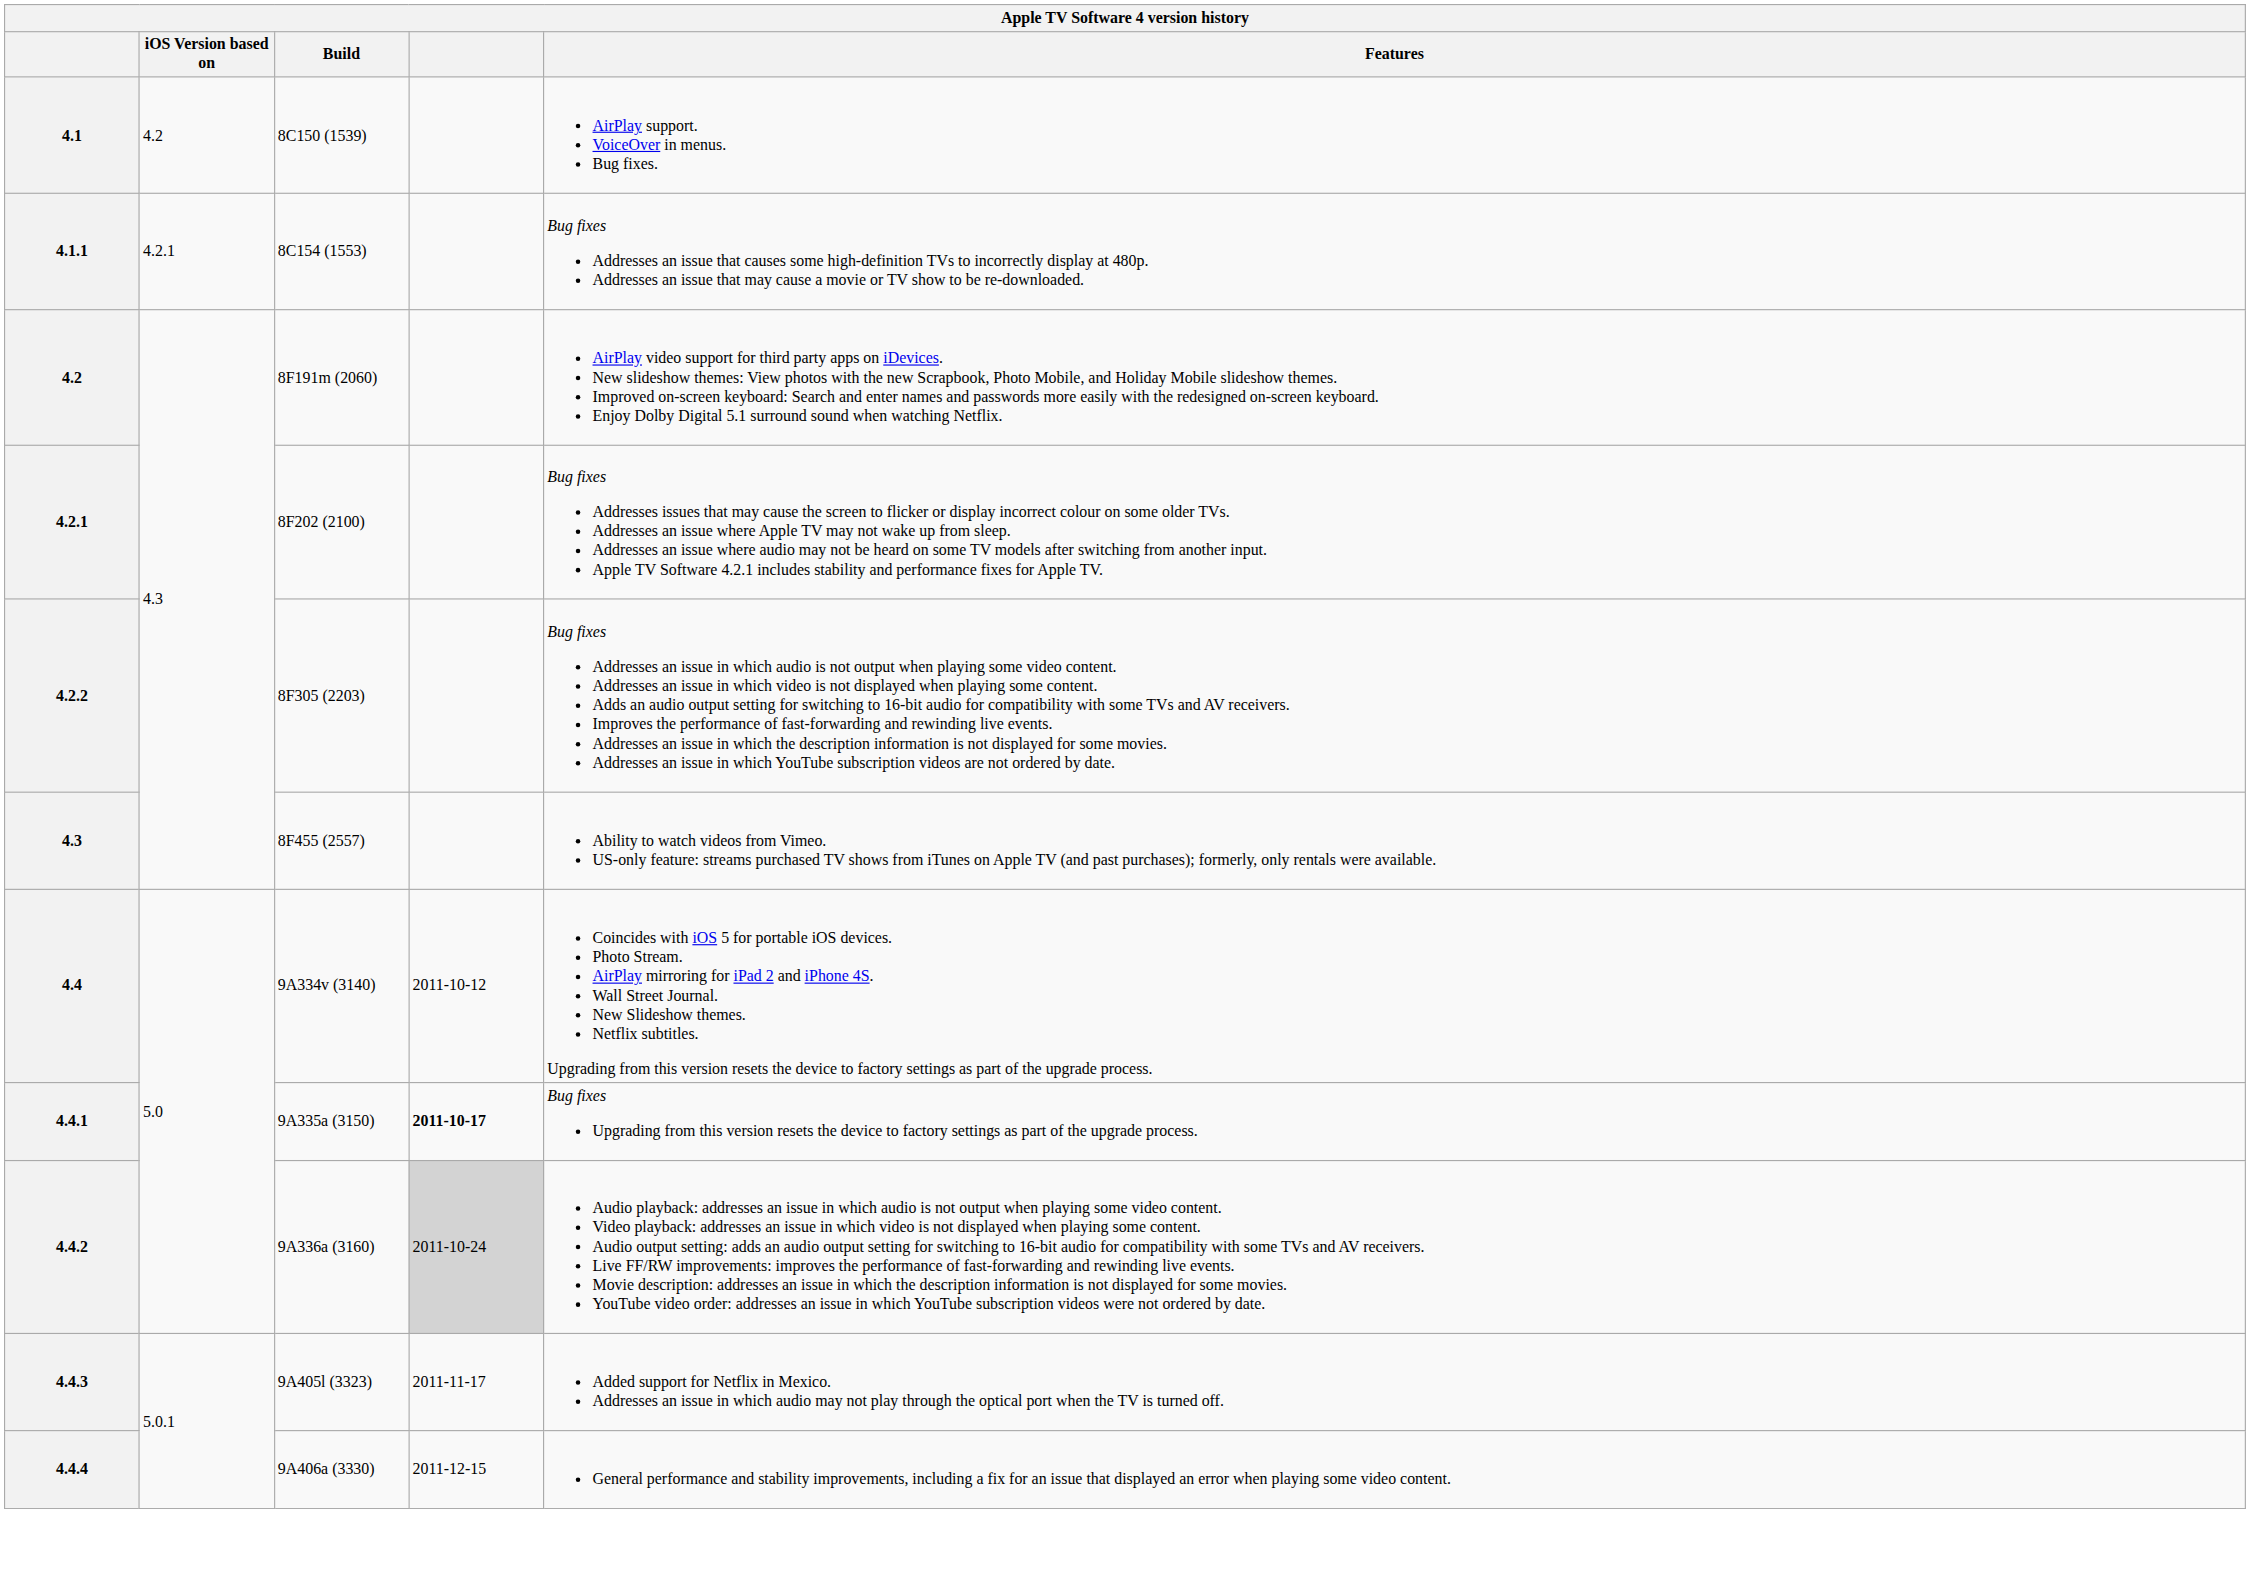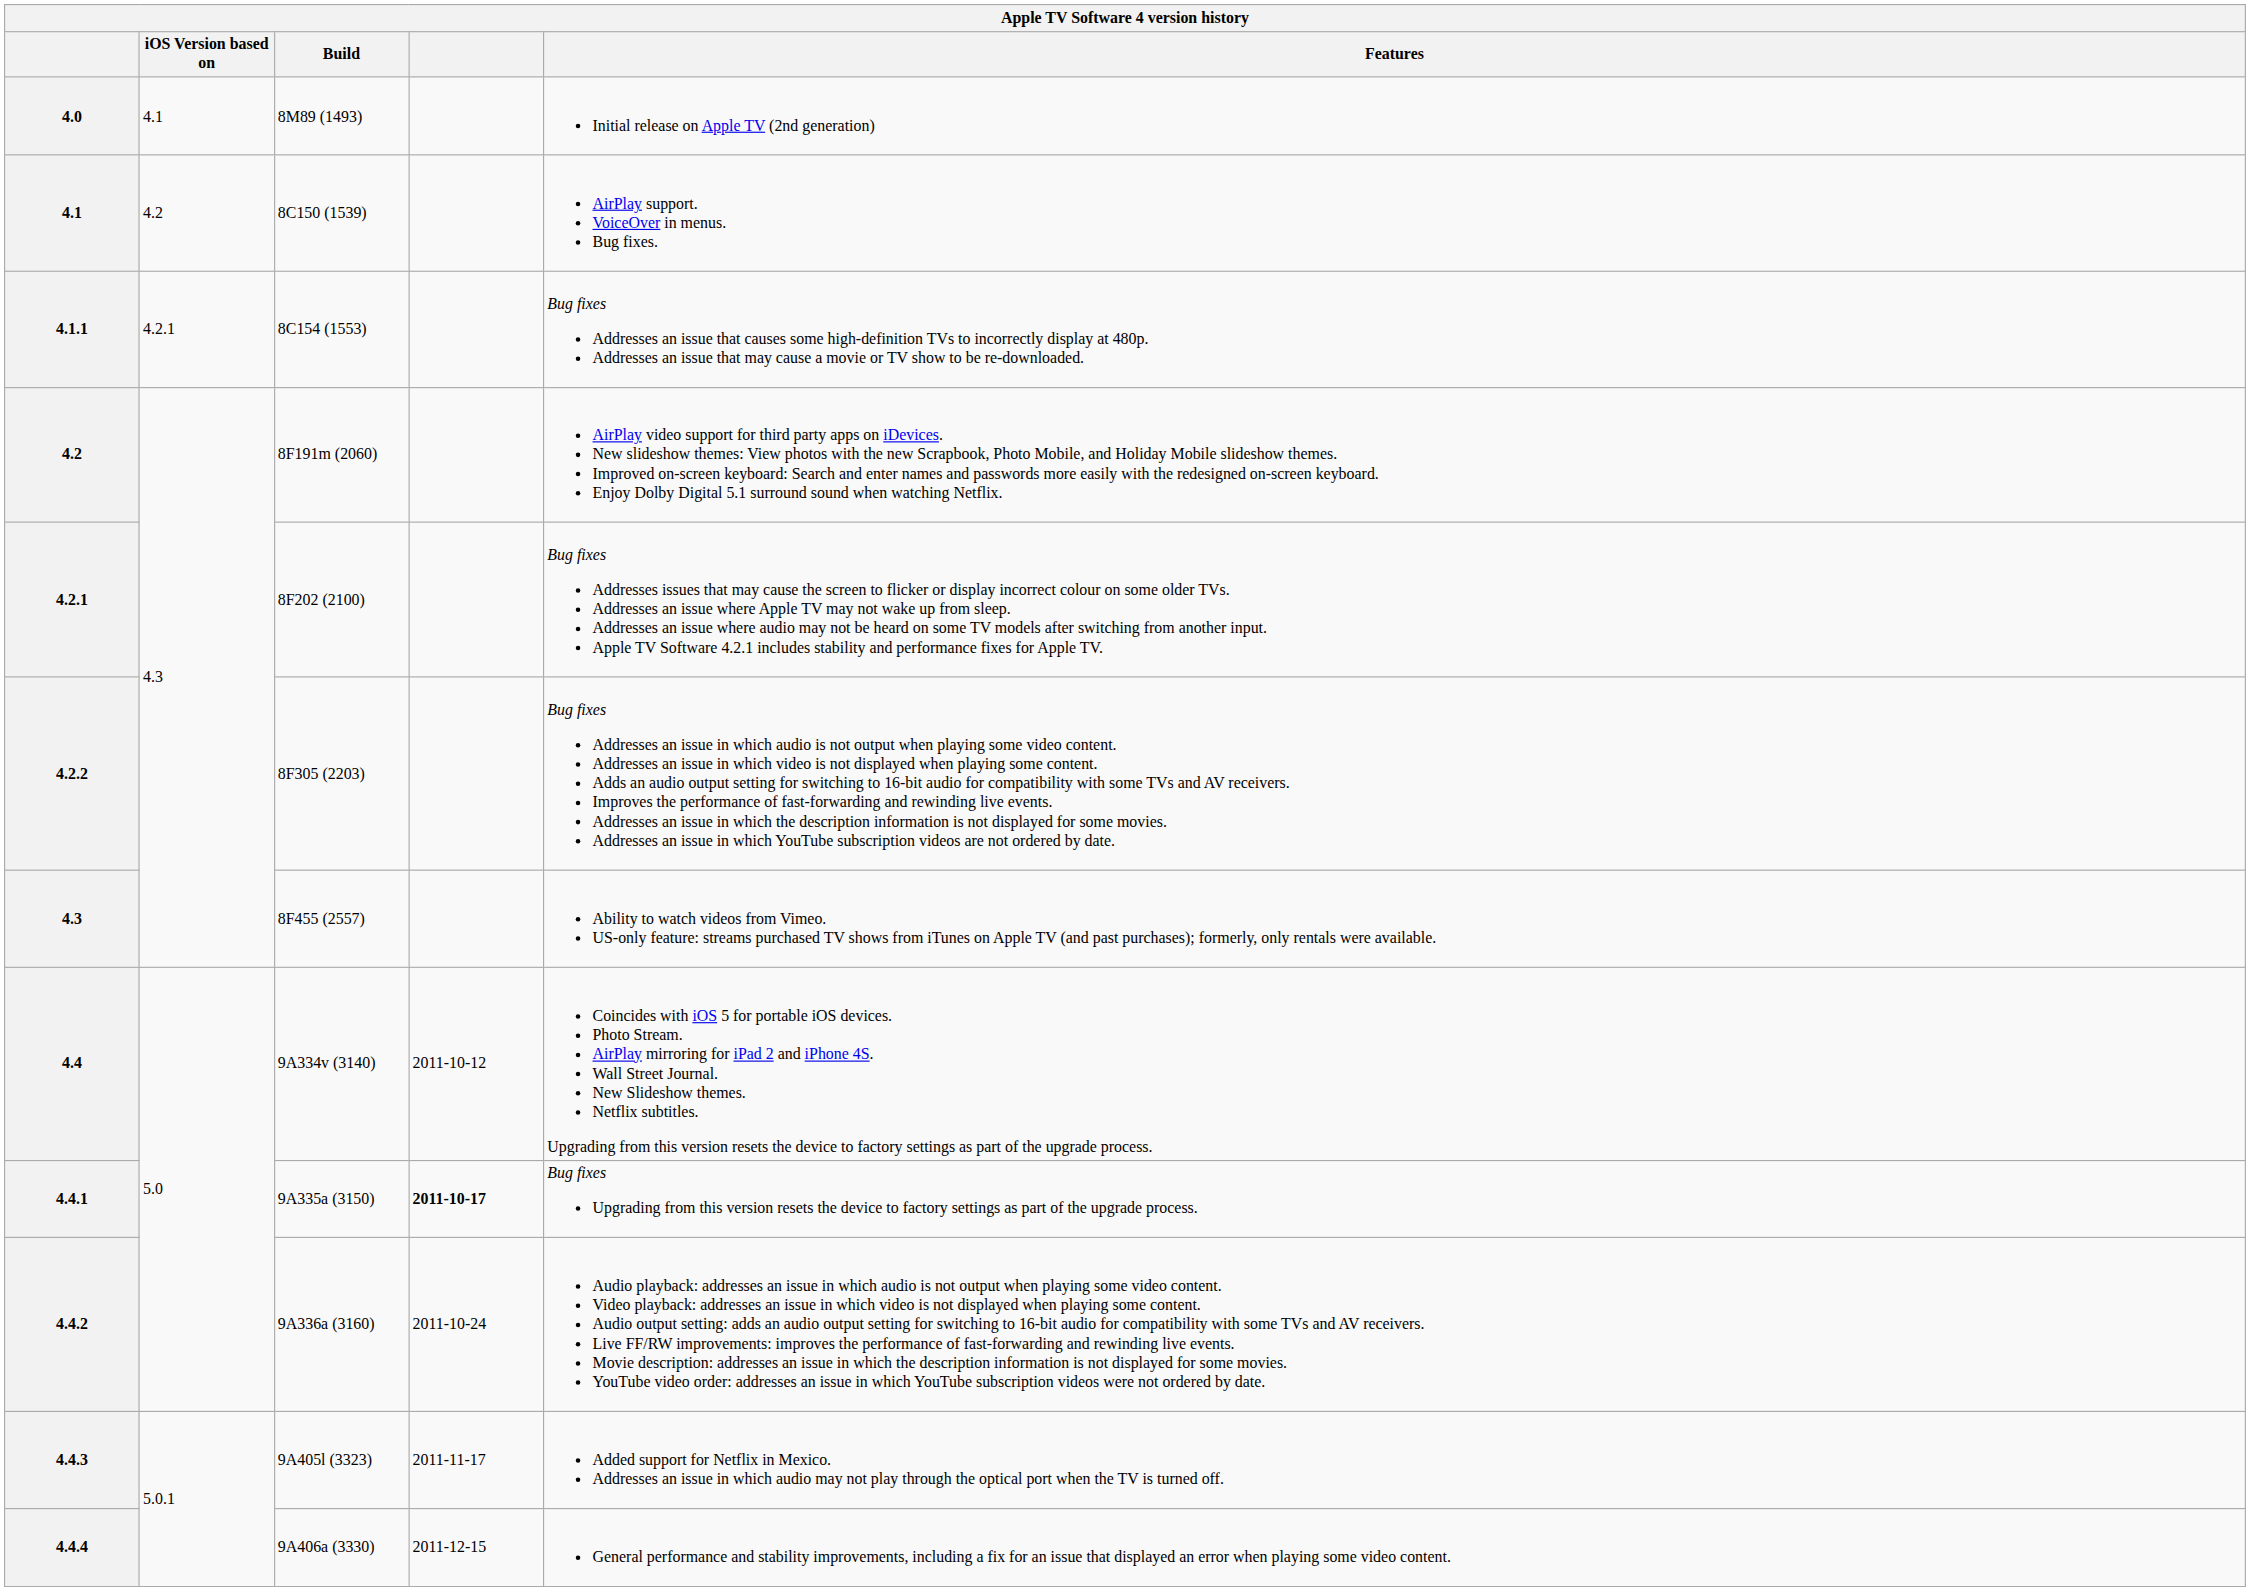+ row: (320, 116)
(449, 1246) lightgrey background -> (449, 1324) no background
